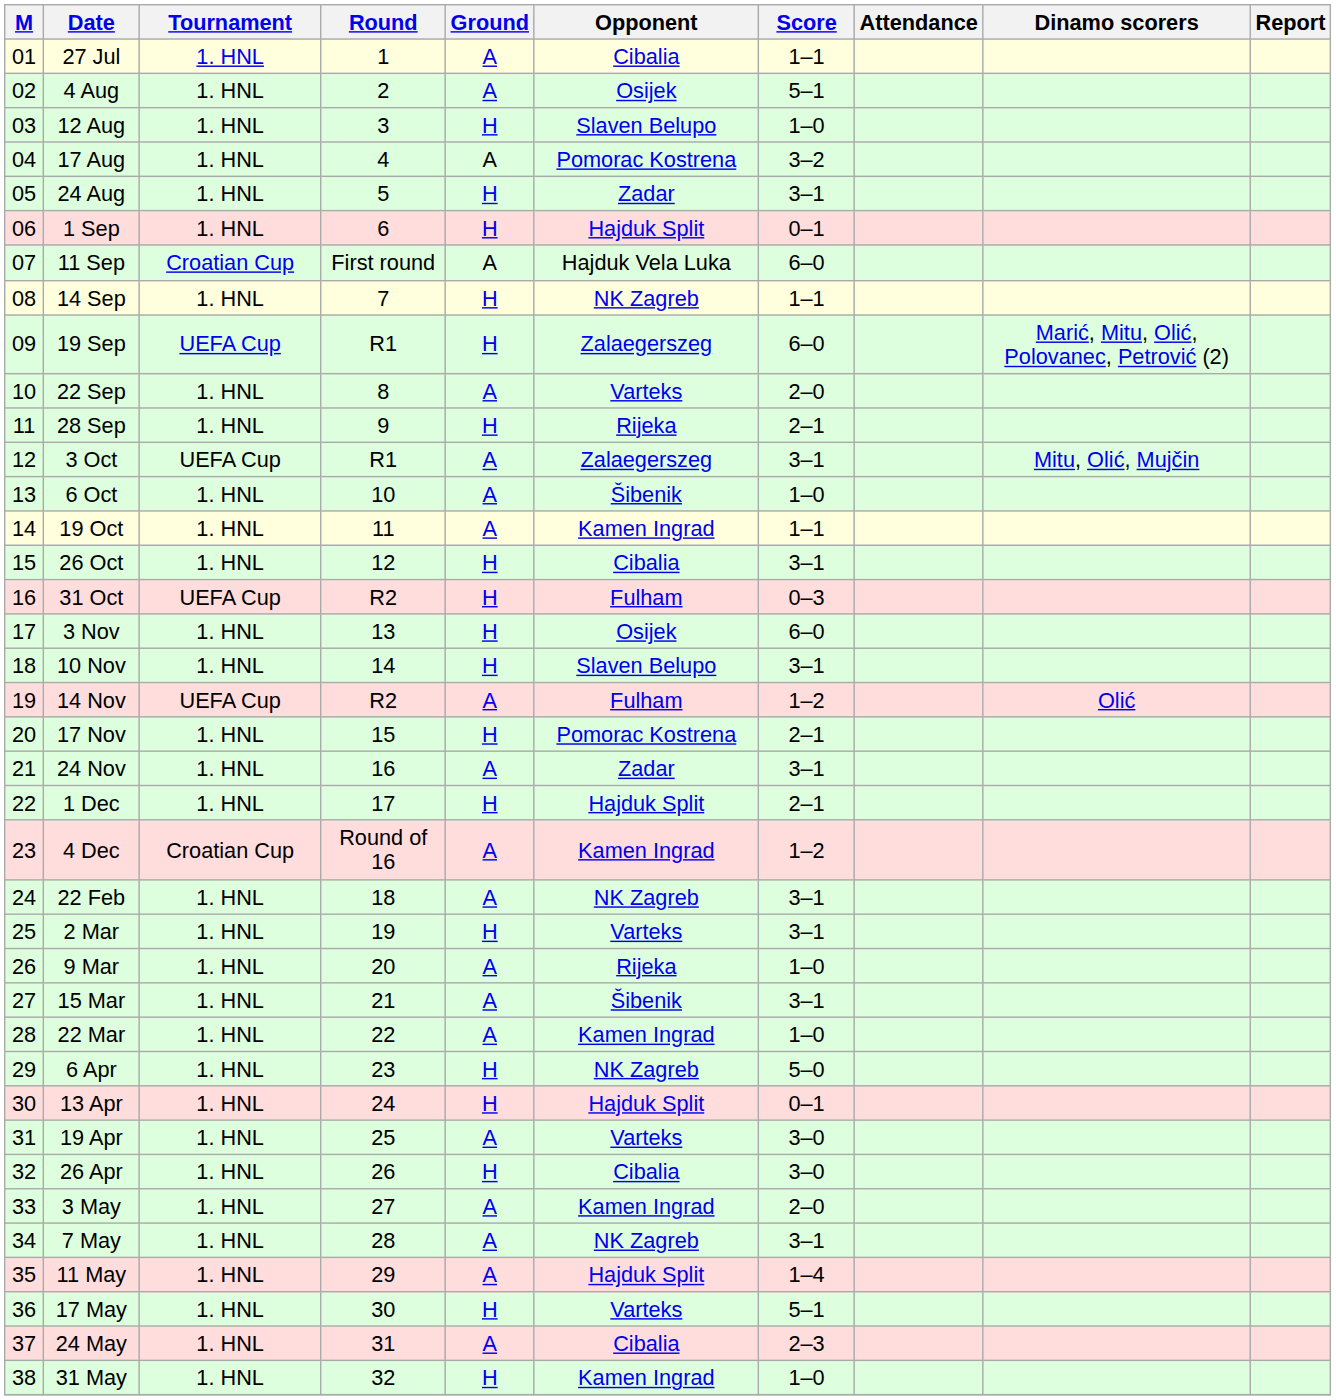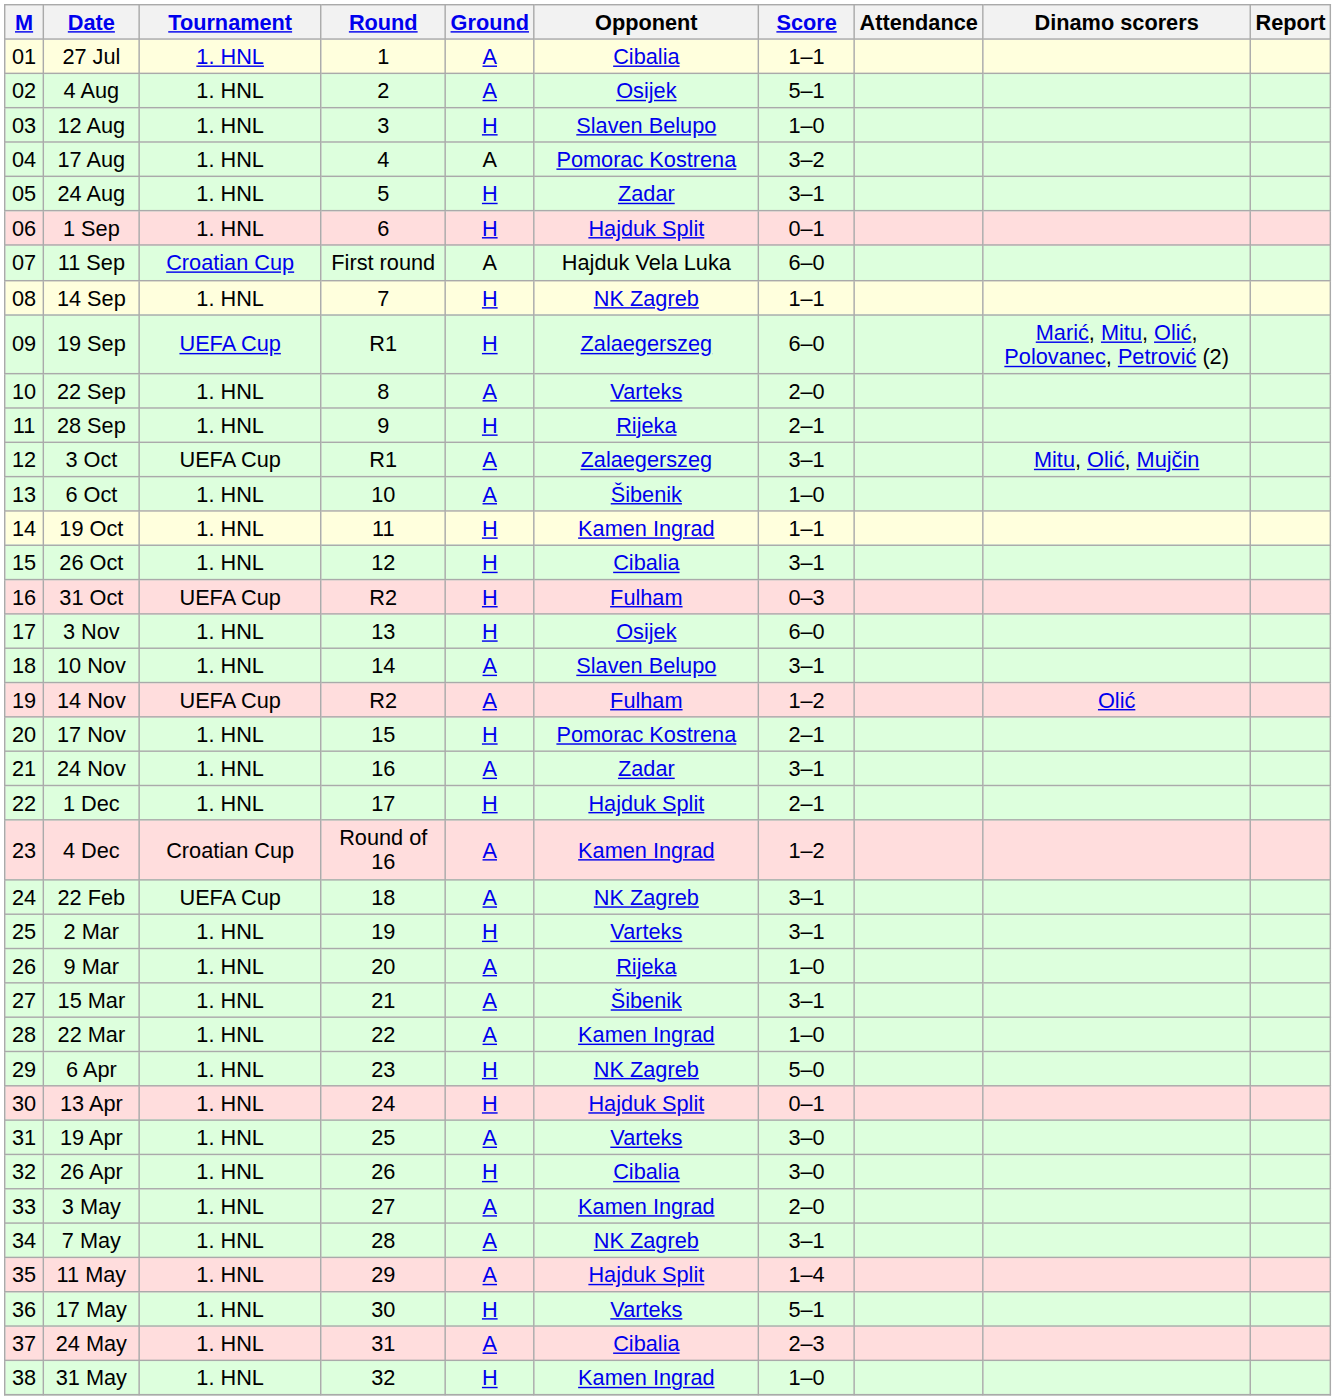(490, 528) A -> (490, 528) H
(490, 666) H -> (490, 666) A
(230, 897) 1. HNL -> (230, 897) UEFA Cup
